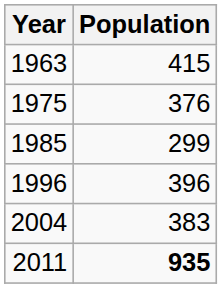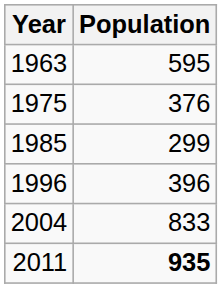(189, 64) 415 -> (189, 64) 595
(189, 223) 383 -> (189, 223) 833
